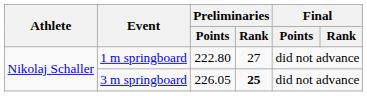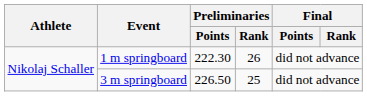(213, 58) 222.80 -> (213, 58) 222.30
(254, 58) 27 -> (254, 58) 26
(213, 80) 226.05 -> (213, 80) 226.50
(254, 80) bold -> (254, 80) normal
